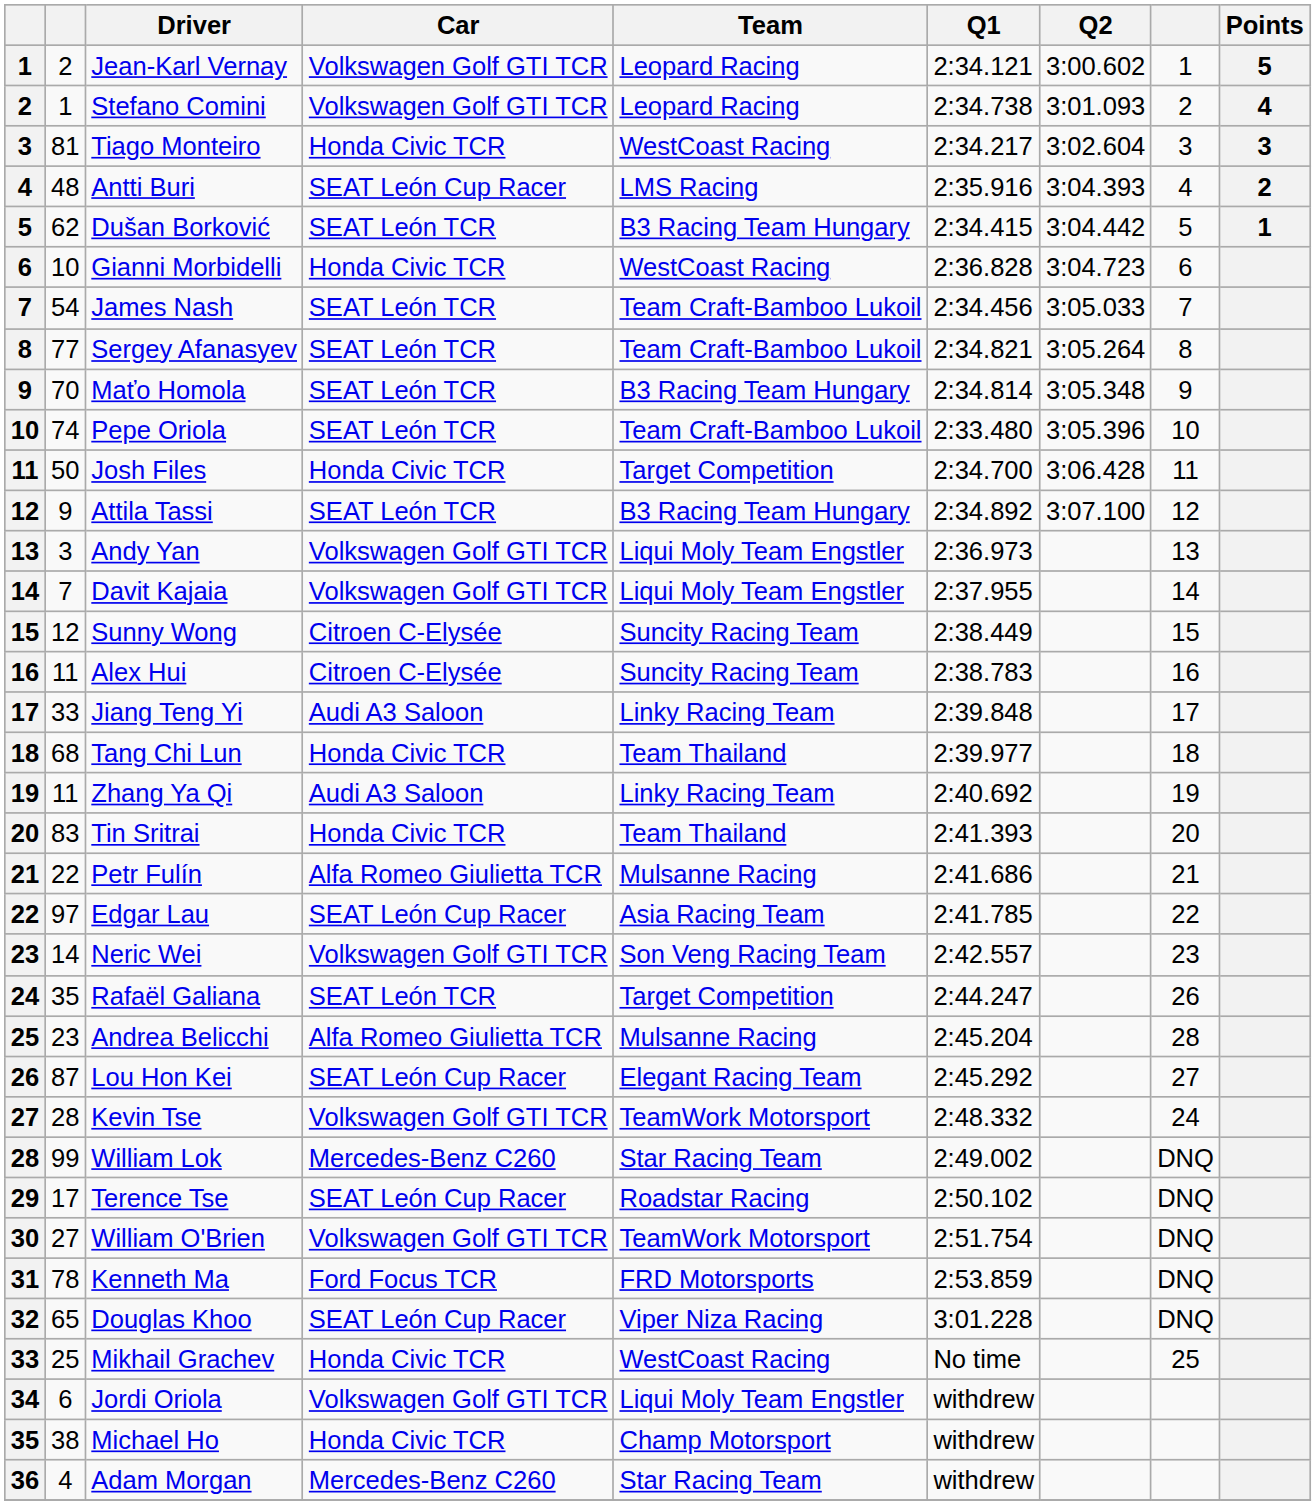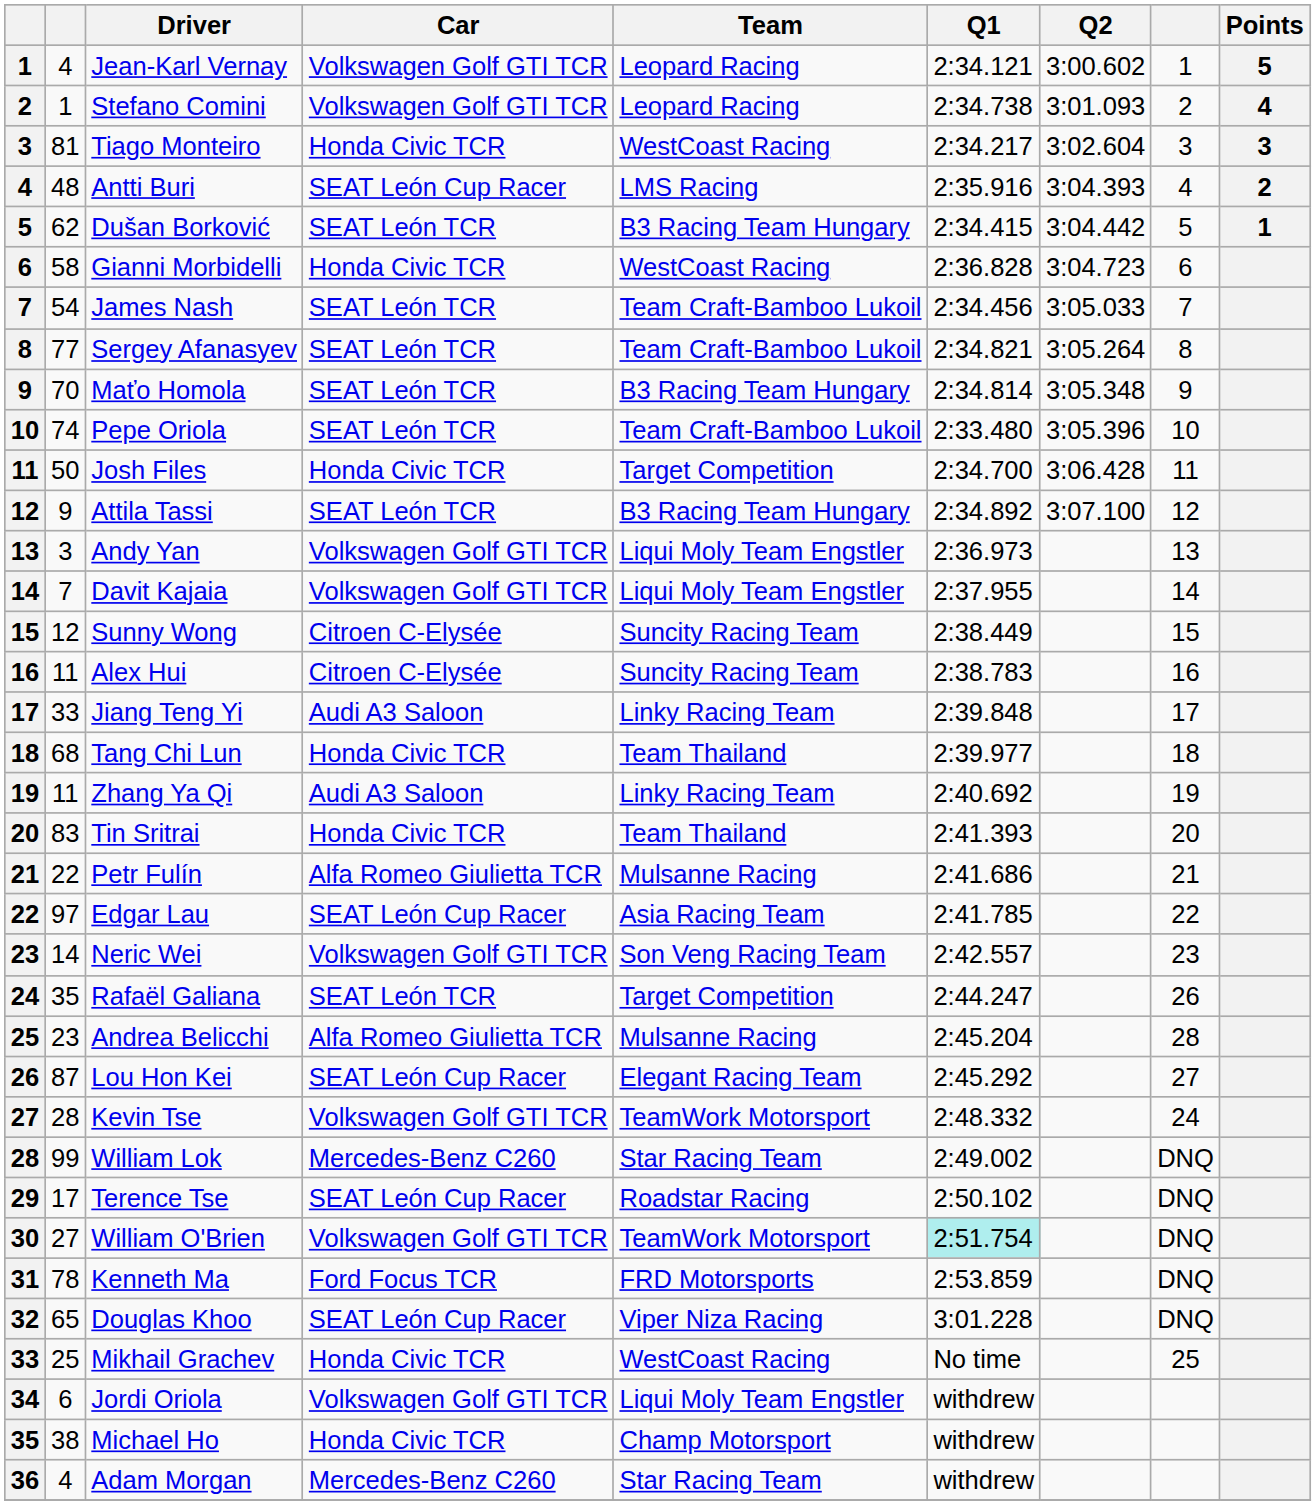(65, 66) 2 -> (65, 66) 4
(65, 268) 10 -> (65, 268) 58
(983, 1238) no background -> (983, 1238) paleturquoise background
